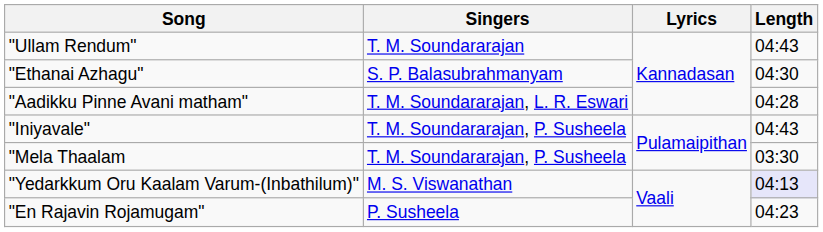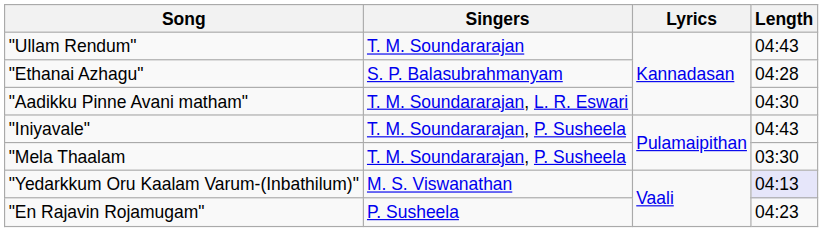(777, 74) 04:30 -> (777, 74) 04:28
(777, 102) 04:28 -> (777, 102) 04:30
